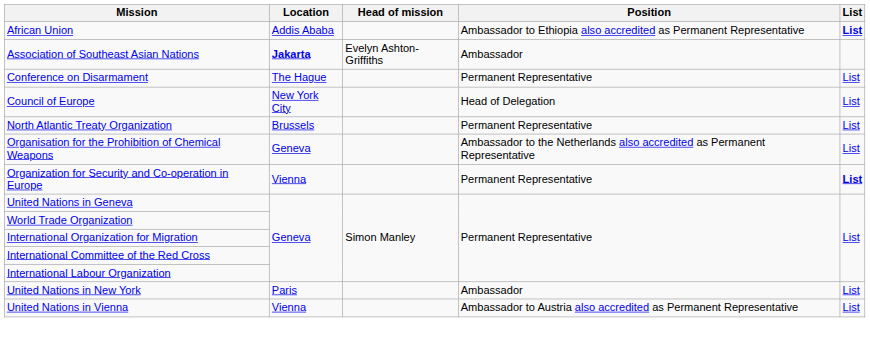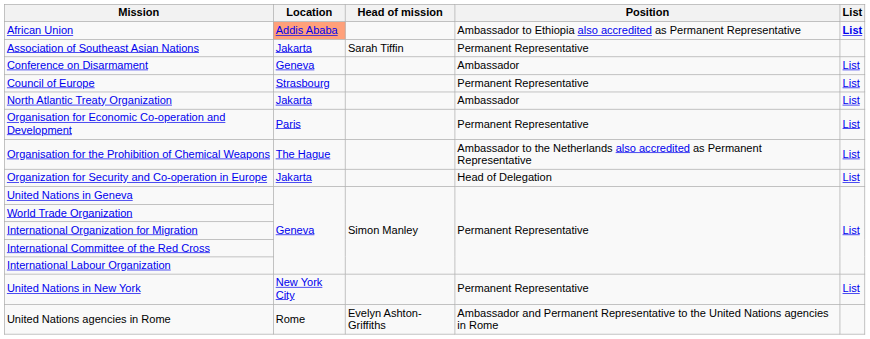(303, 30) no background -> (307, 30) lightsalmon background
(291, 54) bold -> (294, 48) normal
(382, 54) Evelyn Ashton-Griffiths -> (376, 48) Sarah Tiffin
(492, 54) Ambassador -> (523, 48) Permanent Representative
(299, 78) The Hague -> (295, 65) Geneva
(526, 78) Permanent Representative -> (488, 65) Ambassador
(295, 101) New York City -> (303, 83) Strasbourg
(508, 101) Head of Delegation -> (523, 83) Permanent Representative
(293, 125) Brussels -> (294, 100) Jakarta
(526, 125) Permanent Representative -> (488, 100) Ambassador
+ row: (116, 124)
(291, 149) Geneva -> (303, 154) The Hague
(289, 179) Vienna -> (294, 178) Jakarta
(526, 179) Permanent Representative -> (505, 178) Head of Delegation
(852, 179) bold -> (851, 178) normal
(284, 290) Paris -> (299, 289) New York City
(492, 290) Ambassador -> (523, 289) Permanent Representative
+ row: (89, 319)
- row: (68, 308)
